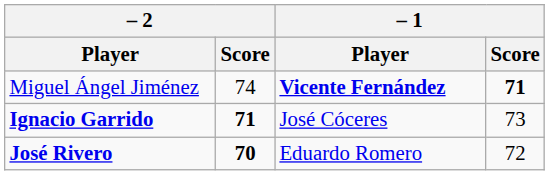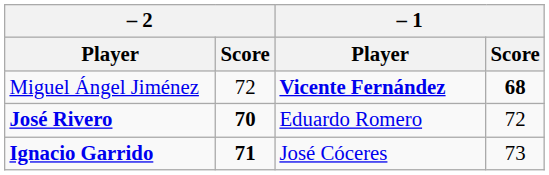(245, 86) 74 -> (245, 86) 72
(515, 86) 71 -> (515, 86) 68
rows swapped: (61, 152) <-> (81, 119)
